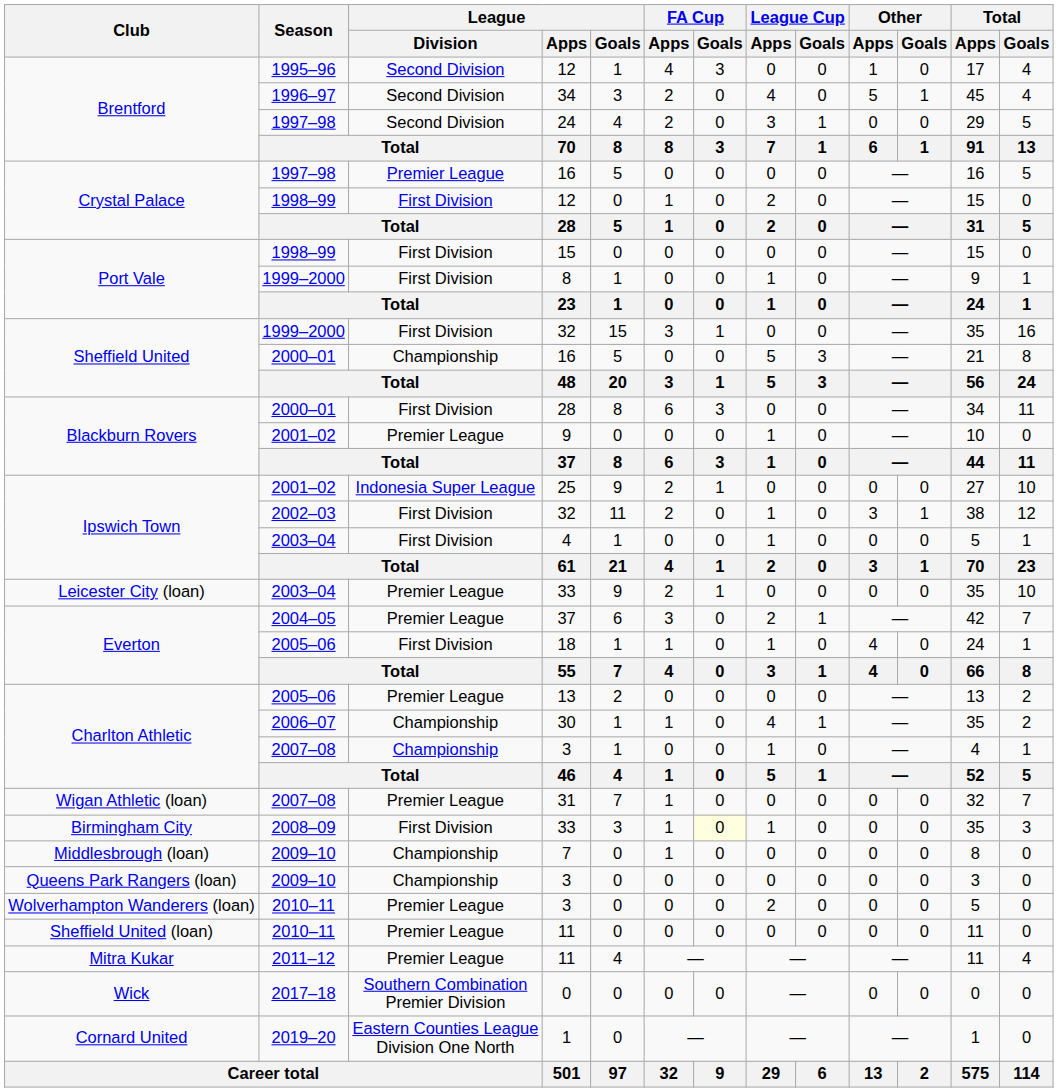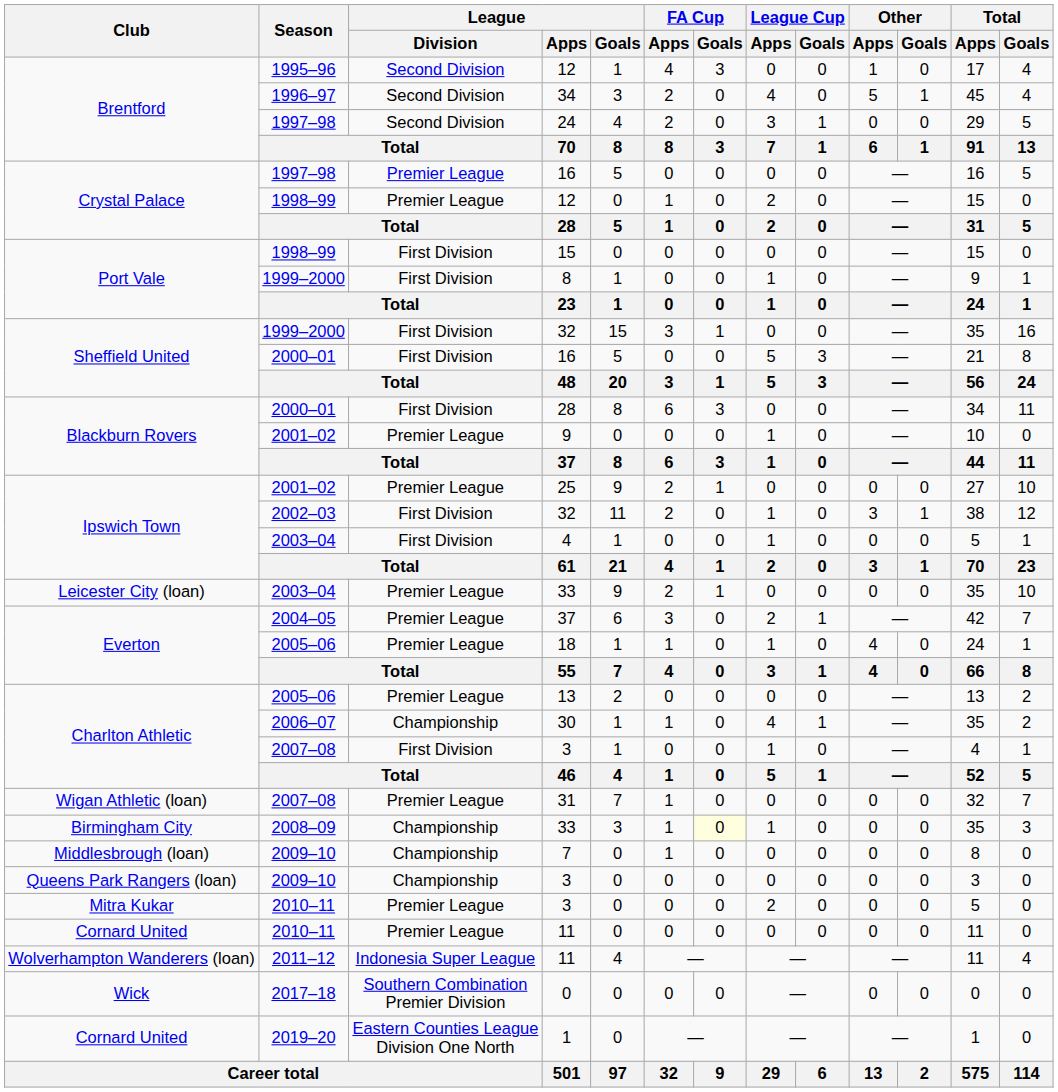(445, 200) First Division -> (445, 200) Premier League
(445, 357) Championship -> (445, 357) First Division
(445, 488) Indonesia Super League -> (445, 488) Premier League
(445, 644) First Division -> (445, 644) Premier League
(445, 749) Championship -> (445, 749) First Division
(445, 827) First Division -> (445, 827) Championship
(132, 906) Wolverhampton Wanderers (loan) -> (132, 906) Mitra Kukar
(132, 932) Sheffield United (loan) -> (132, 932) Cornard United
(132, 958) Mitra Kukar -> (132, 958) Wolverhampton Wanderers (loan)
(445, 958) Premier League -> (445, 958) Indonesia Super League
